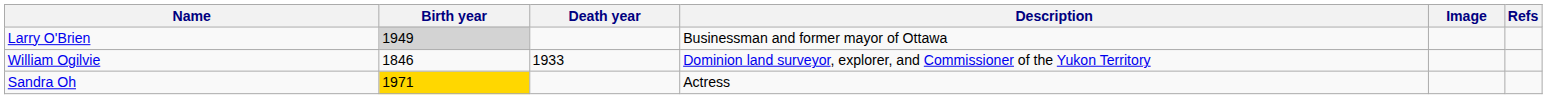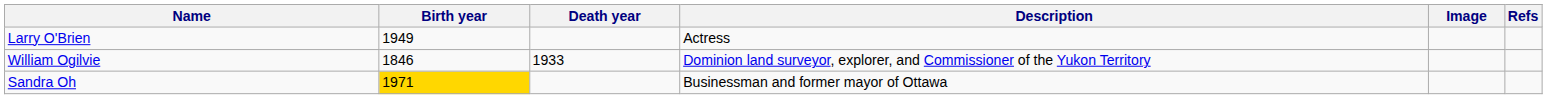(398, 38) lightgrey background -> (398, 38) no background
(815, 38) Businessman and former mayor of Ottawa -> (707, 38) Actress
(707, 83) Actress -> (815, 83) Businessman and former mayor of Ottawa
